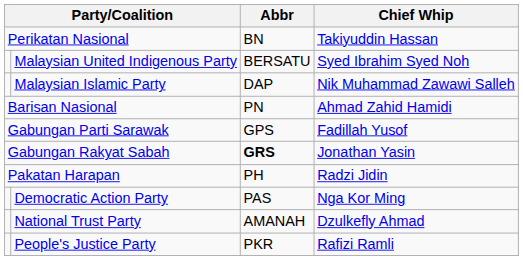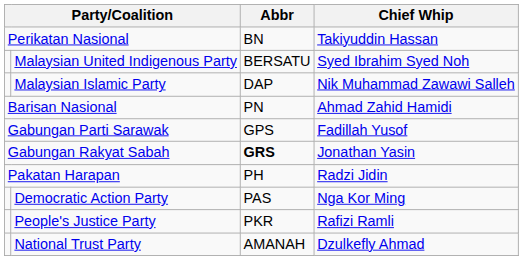rows swapped: (85, 244) <-> (78, 221)
